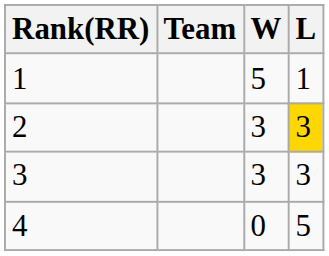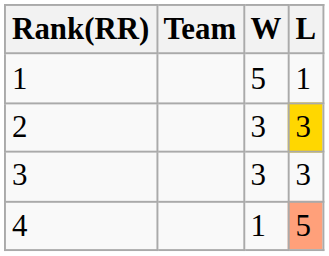(258, 224) 0 -> (258, 224) 1
(303, 224) no background -> (303, 224) lightsalmon background
